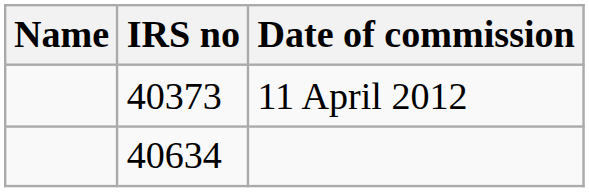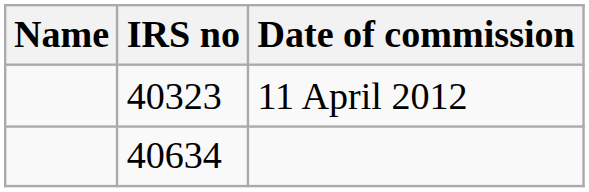(174, 95) 40373 -> (174, 95) 40323
